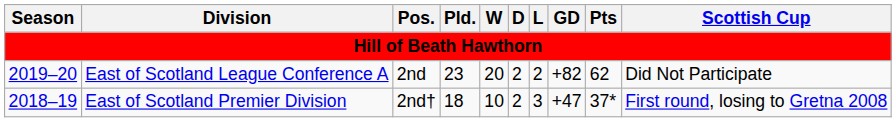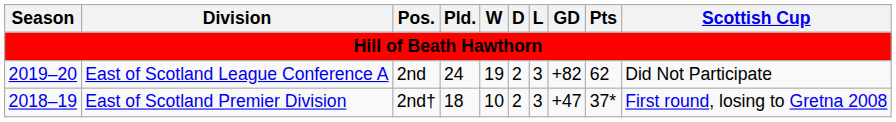(454, 74) 23 -> (454, 74) 24
(494, 74) 20 -> (494, 74) 19
(538, 74) 2 -> (538, 74) 3
